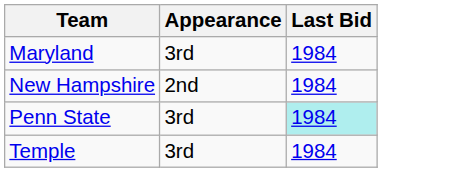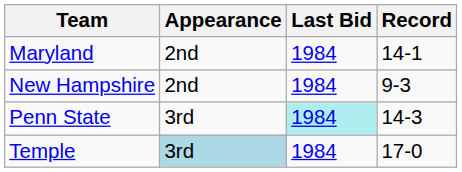+ column: (417, 20)
(179, 53) 3rd -> (182, 53) 2nd
(179, 150) no background -> (179, 150) lightblue background
